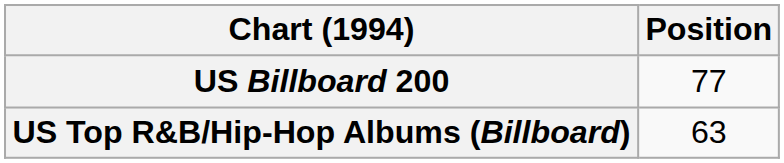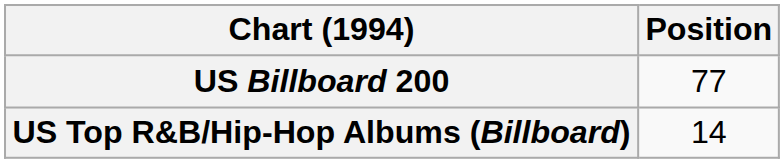(709, 132) 63 -> (709, 132) 14
